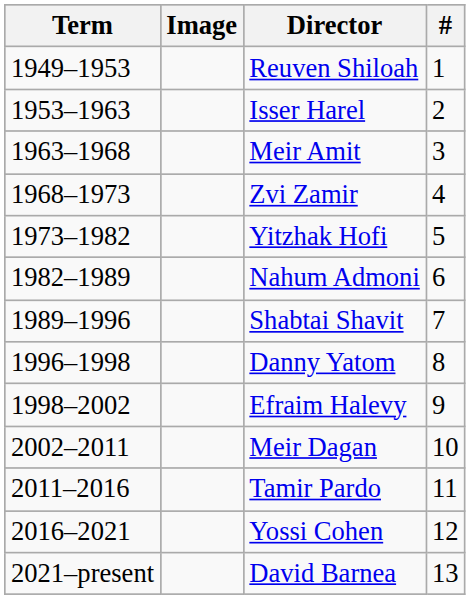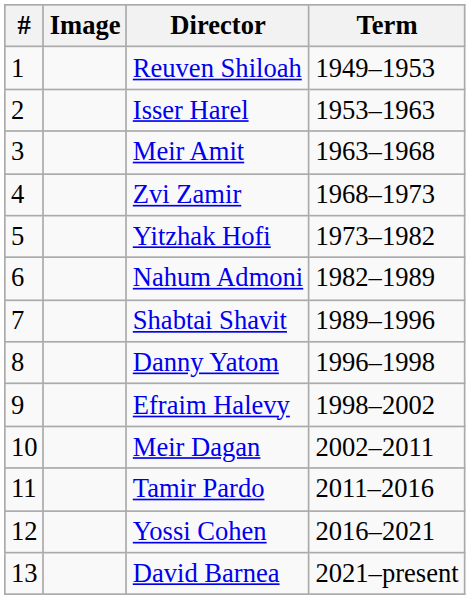columns swapped: (445, 25) <-> (82, 25)
